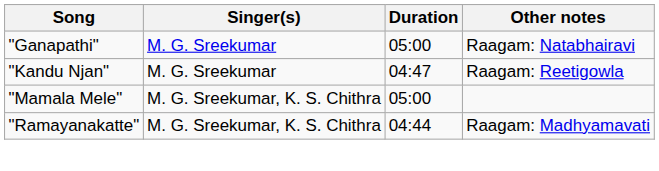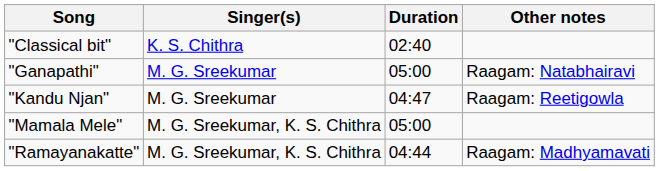+ row: (60, 44)
